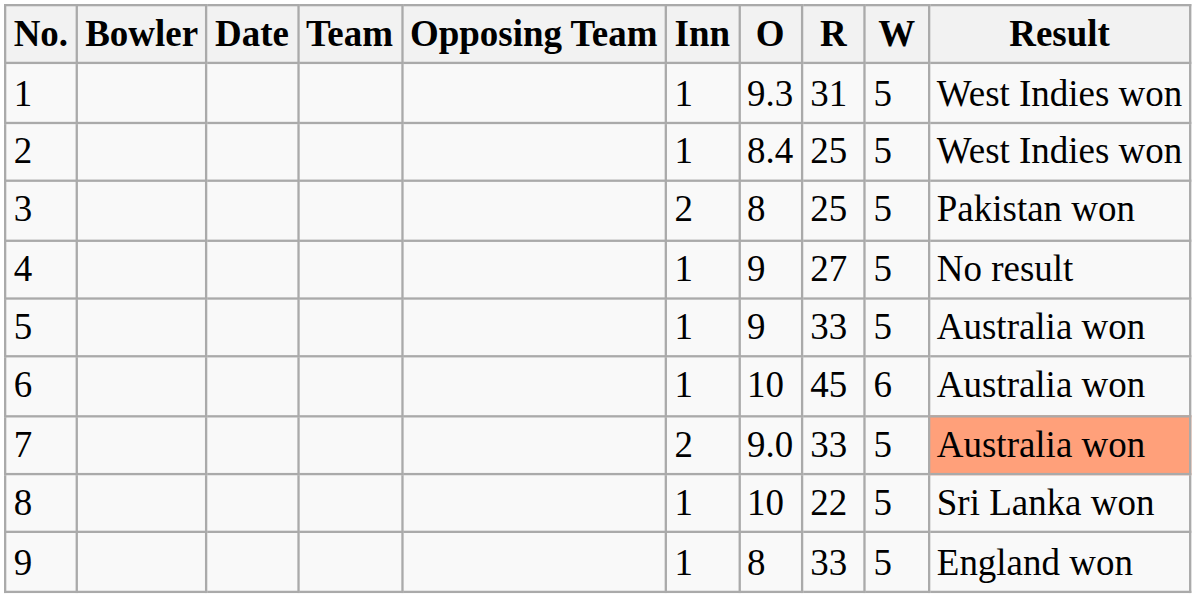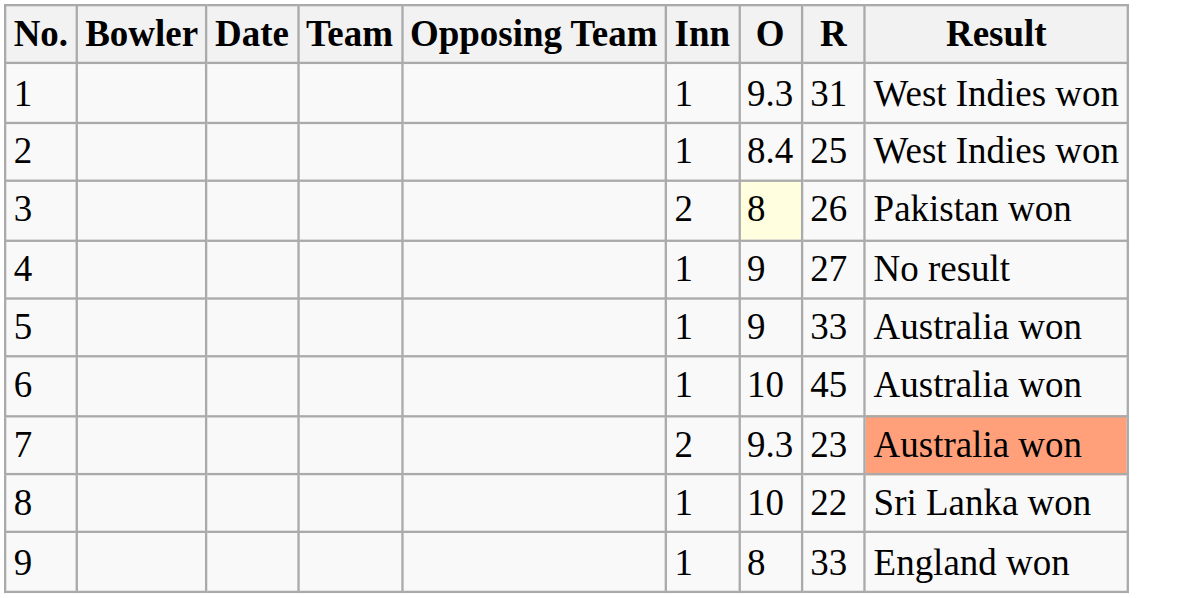- column: (897, 33)
(756, 209) no background -> (756, 209) lightyellow background
(829, 209) 25 -> (829, 209) 26
(770, 444) 9.0 -> (770, 444) 9.3
(829, 444) 33 -> (829, 444) 23
